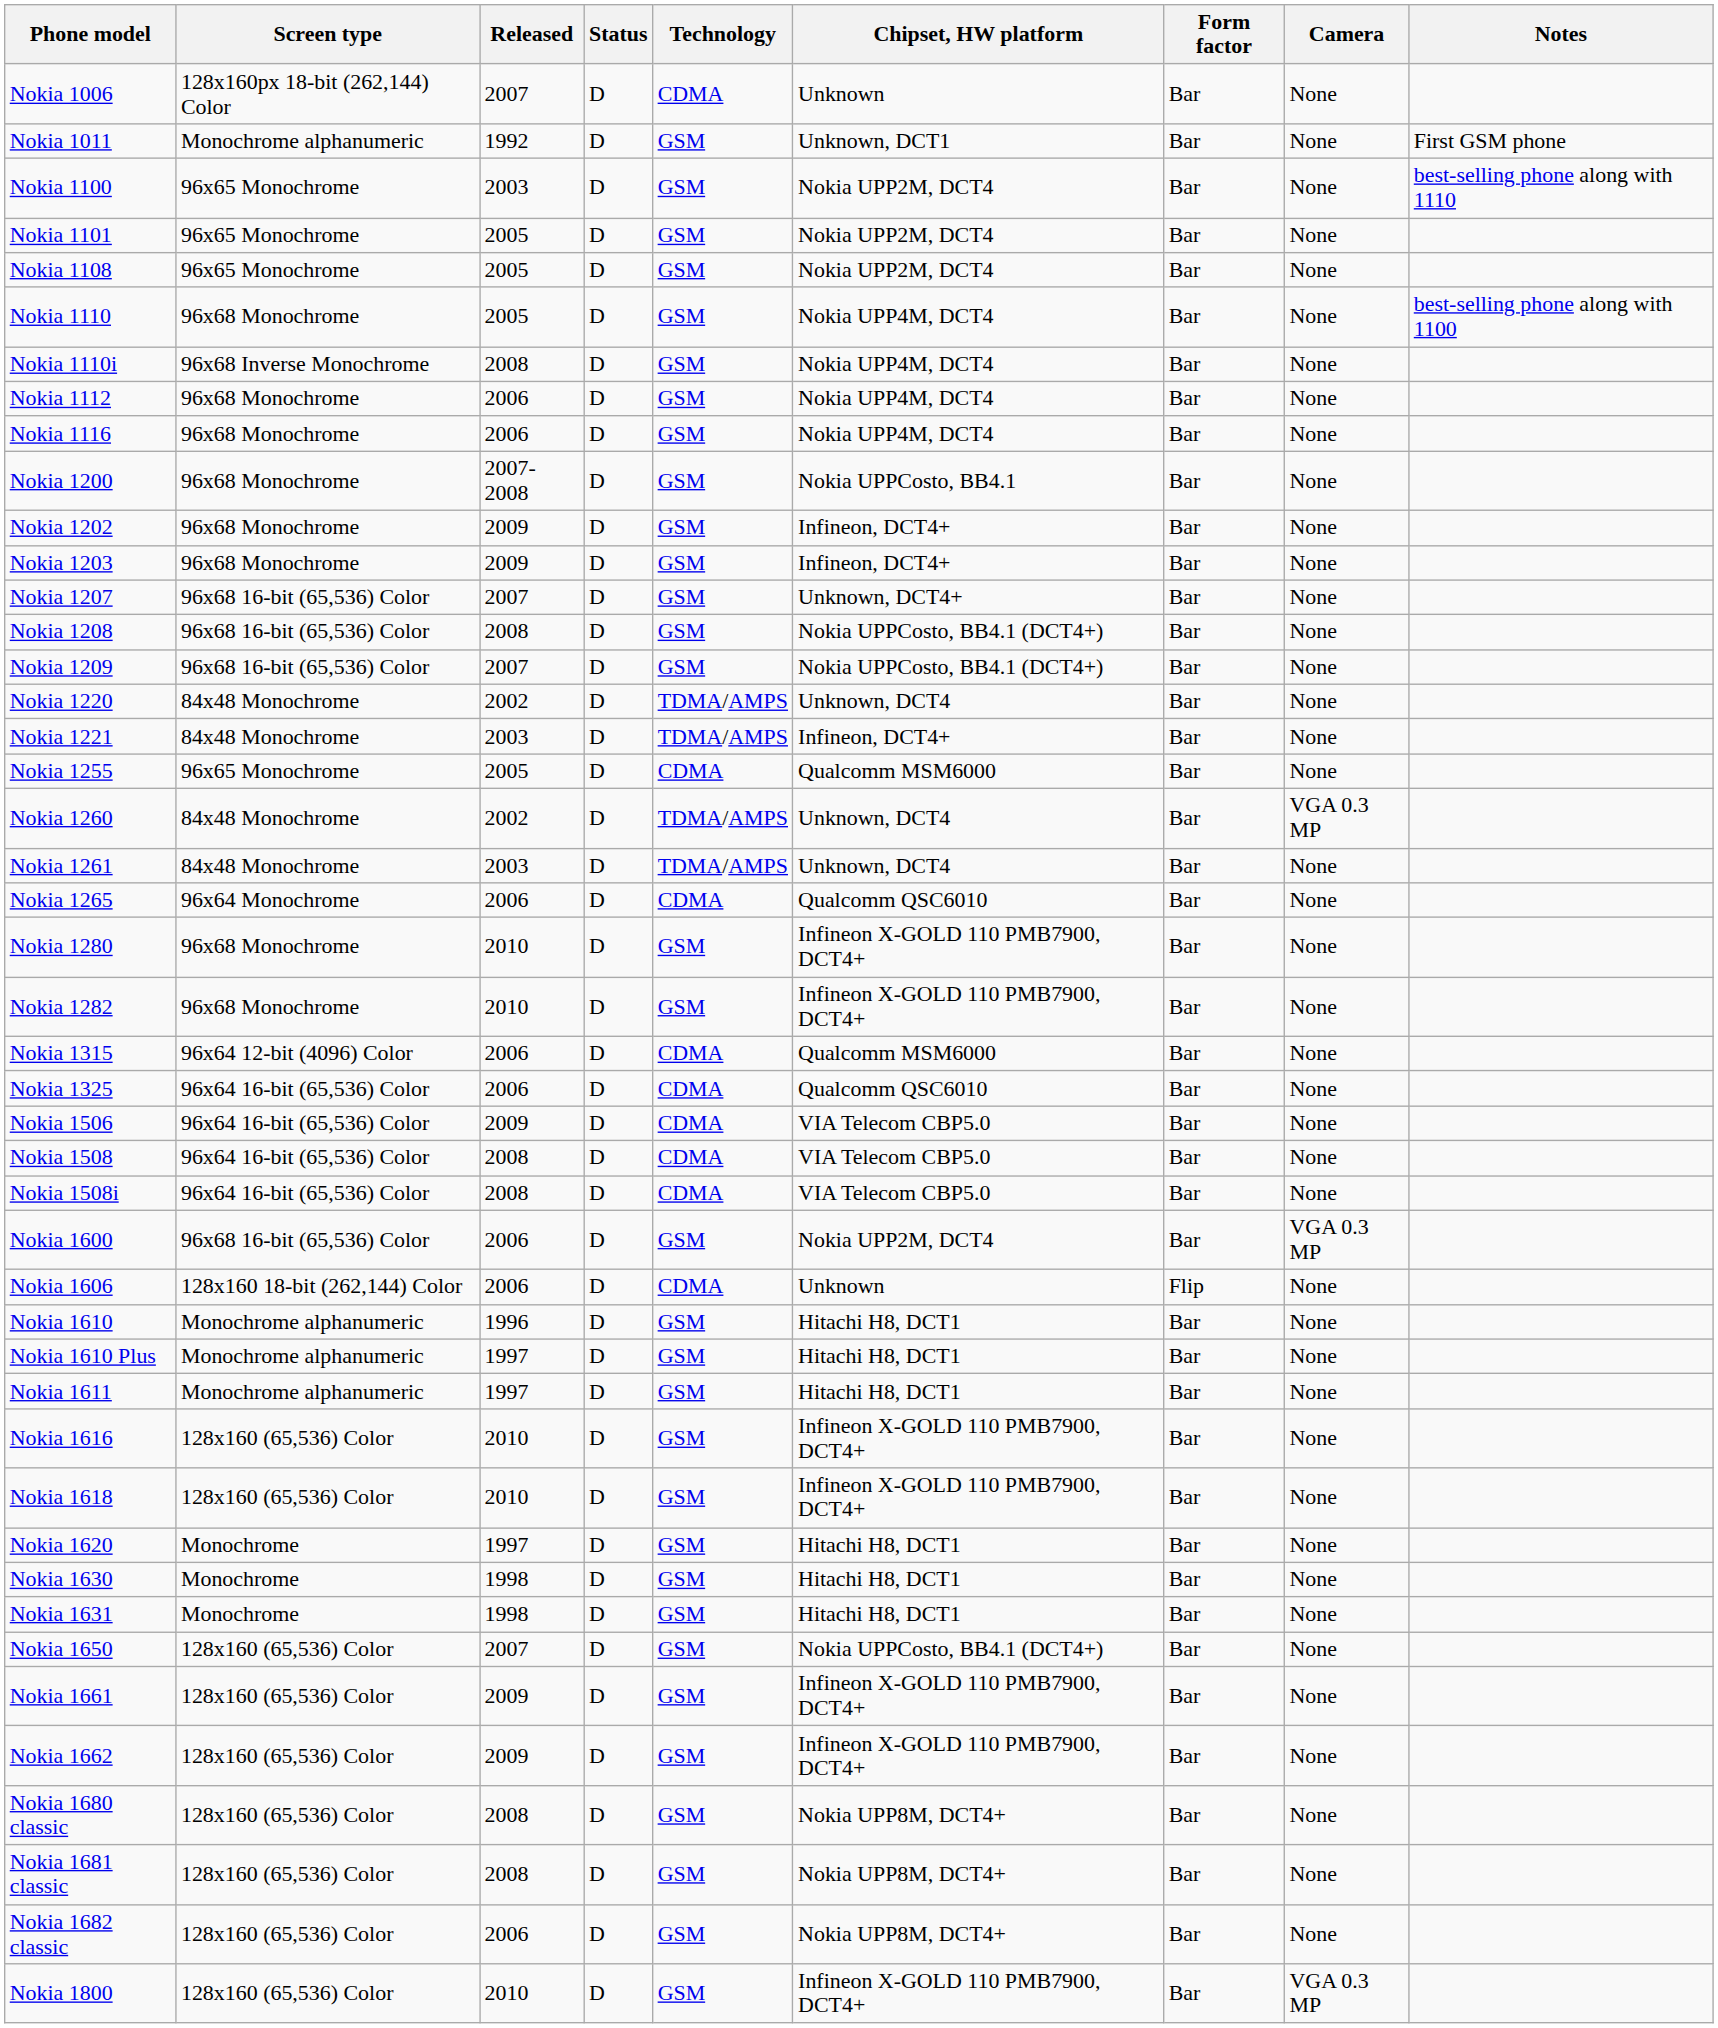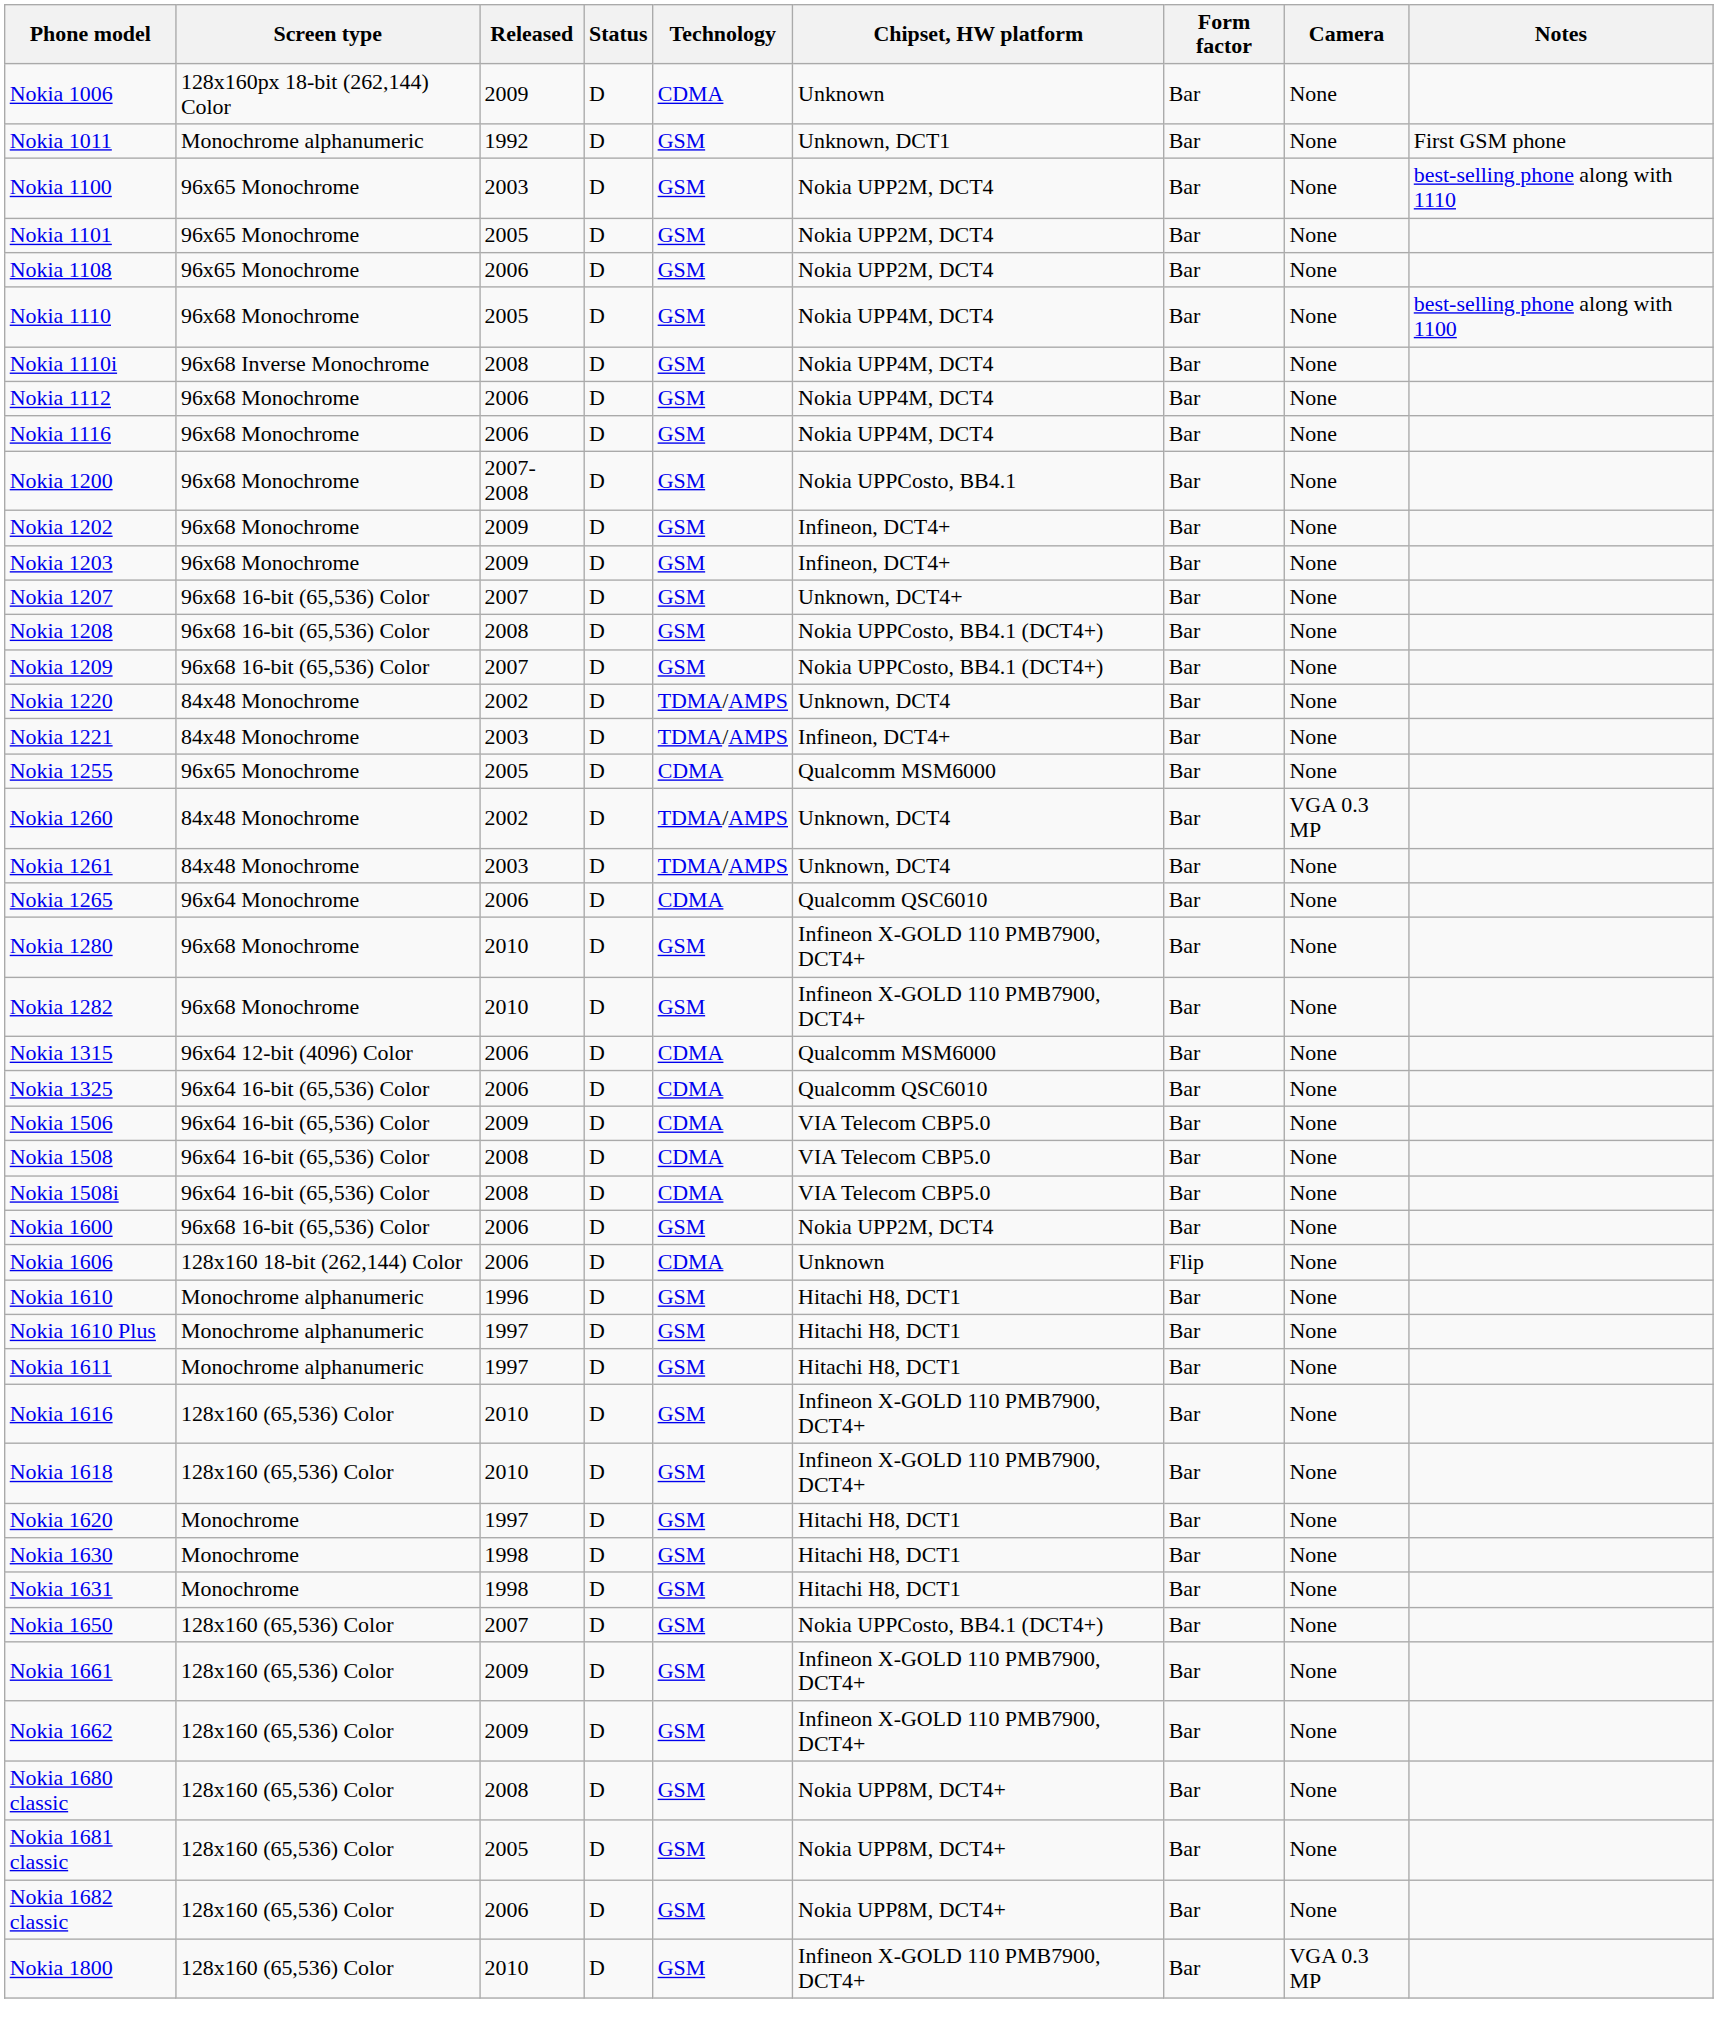(507, 93) 2007 -> (507, 93) 2009
(507, 269) 2005 -> (507, 269) 2006
(1329, 1239) VGA 0.3 MP -> (1313, 1227) None
(507, 1874) 2008 -> (507, 1849) 2005
